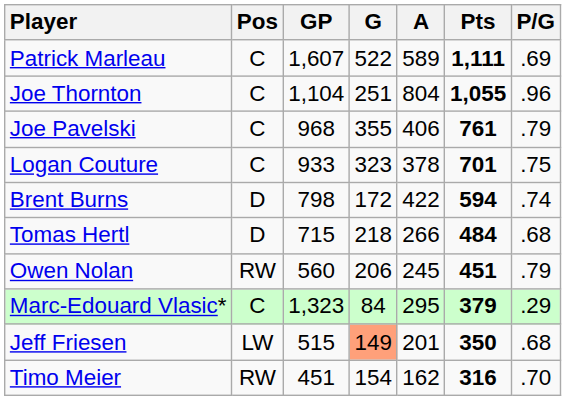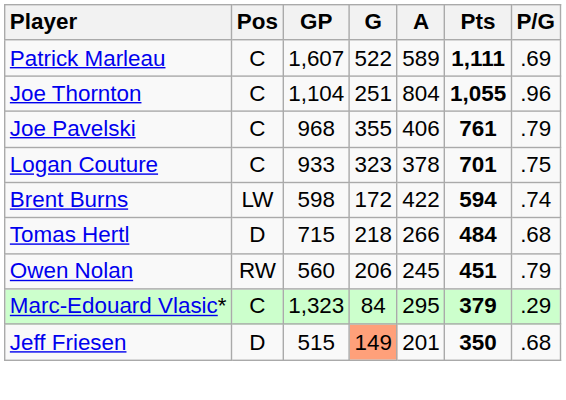(257, 199) D -> (257, 199) LW
(316, 199) 798 -> (316, 199) 598
(257, 341) LW -> (257, 341) D
- row: (65, 377)
